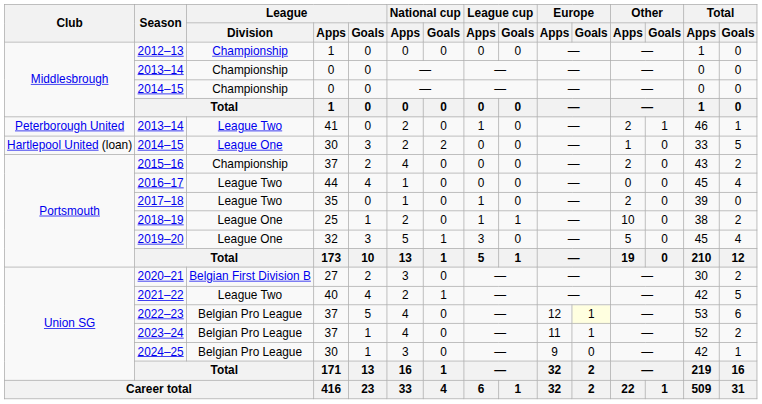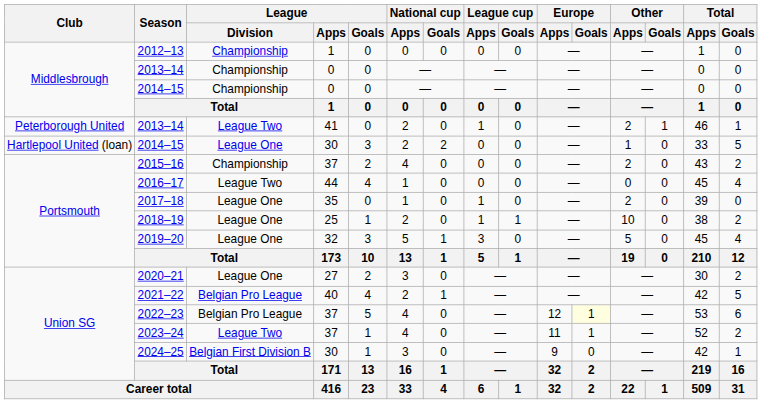(250, 201) League Two -> (250, 201) League One
(250, 276) Belgian First Division B -> (250, 276) League One
(250, 295) League Two -> (250, 295) Belgian Pro League
(250, 333) Belgian Pro League -> (250, 333) League Two
(250, 351) Belgian Pro League -> (250, 351) Belgian First Division B
